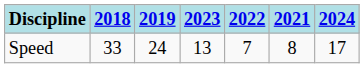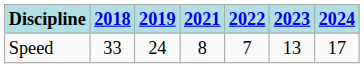columns swapped: (292, 18) <-> (202, 18)
